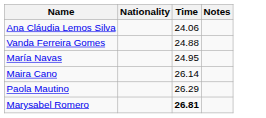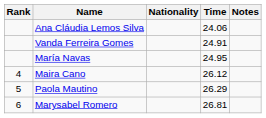+ column: (18, 12)
(187, 43) 24.88 -> (215, 43) 24.91
(187, 74) 26.14 -> (215, 74) 26.12
(187, 105) bold -> (215, 105) normal
